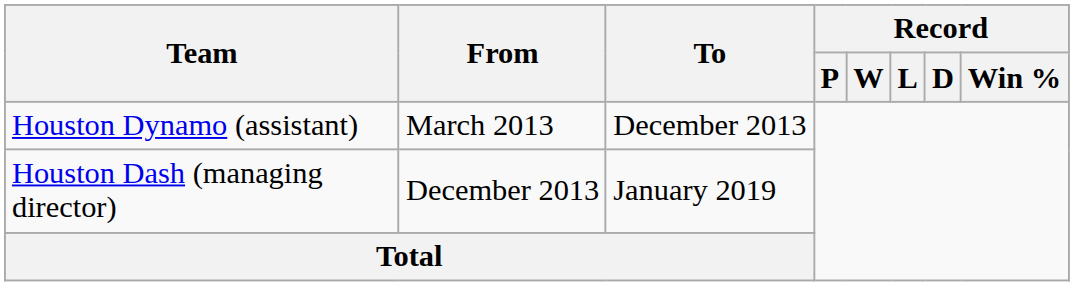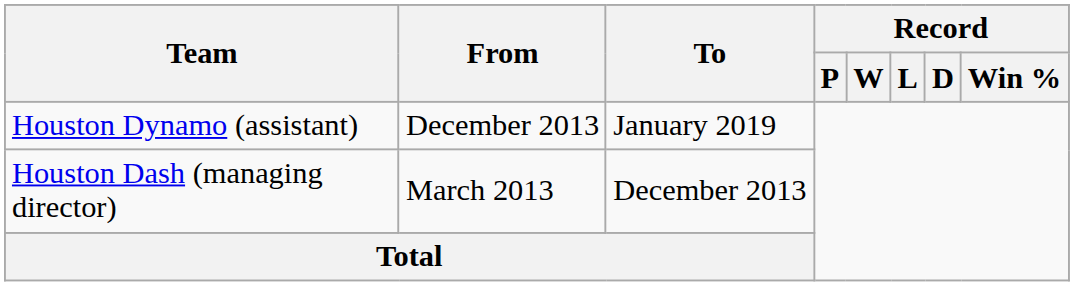(480, 125) March 2013 -> (503, 125) December 2013
(710, 125) December 2013 -> (695, 125) January 2019
(503, 190) December 2013 -> (480, 190) March 2013
(695, 190) January 2019 -> (710, 190) December 2013
